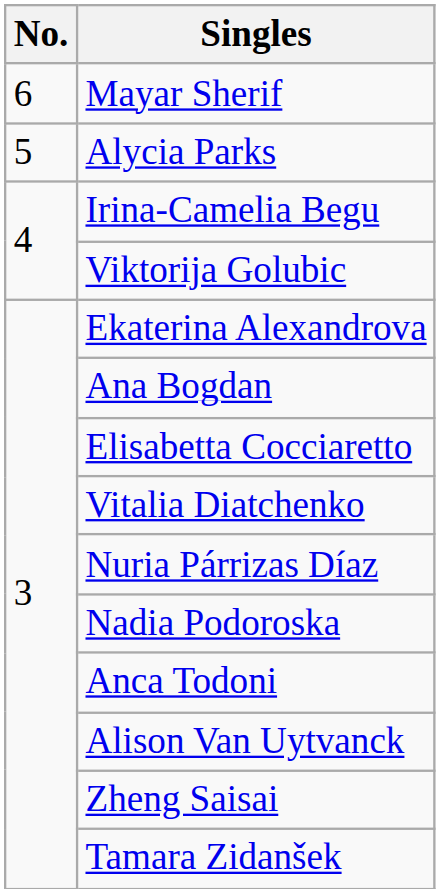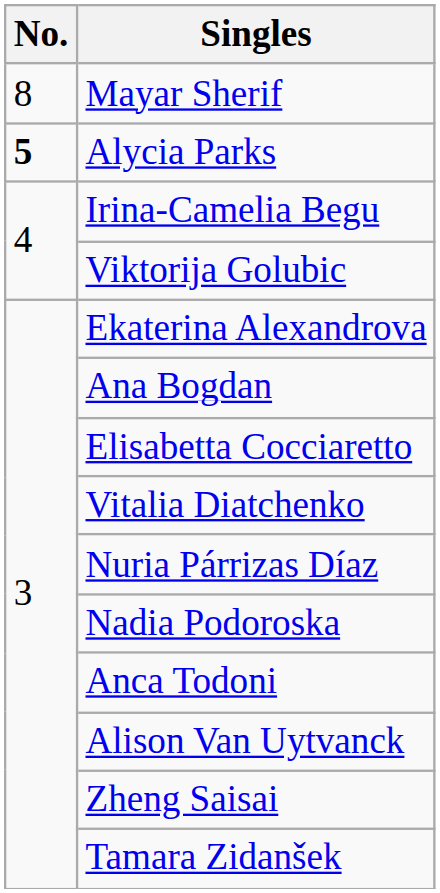(23, 92) 6 -> (23, 92) 8
(23, 151) normal -> (23, 151) bold
